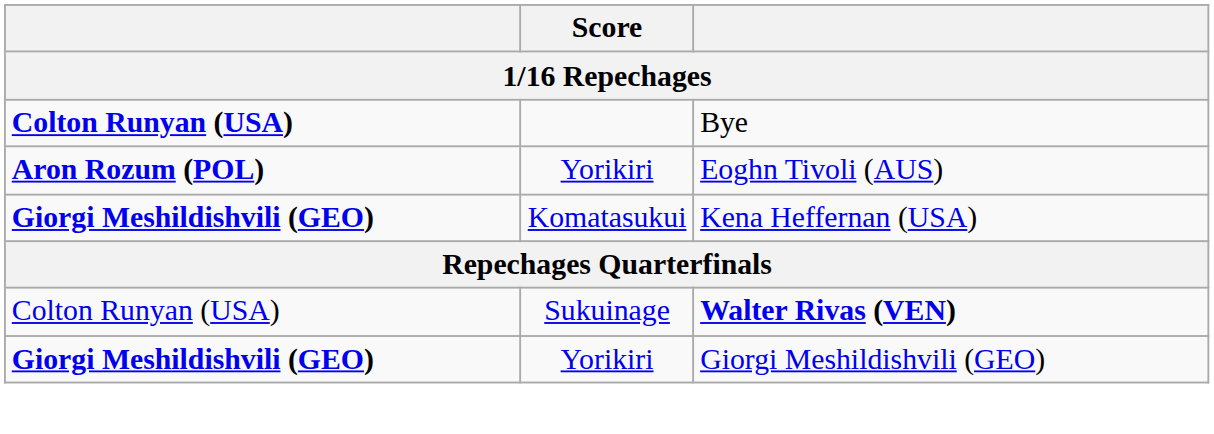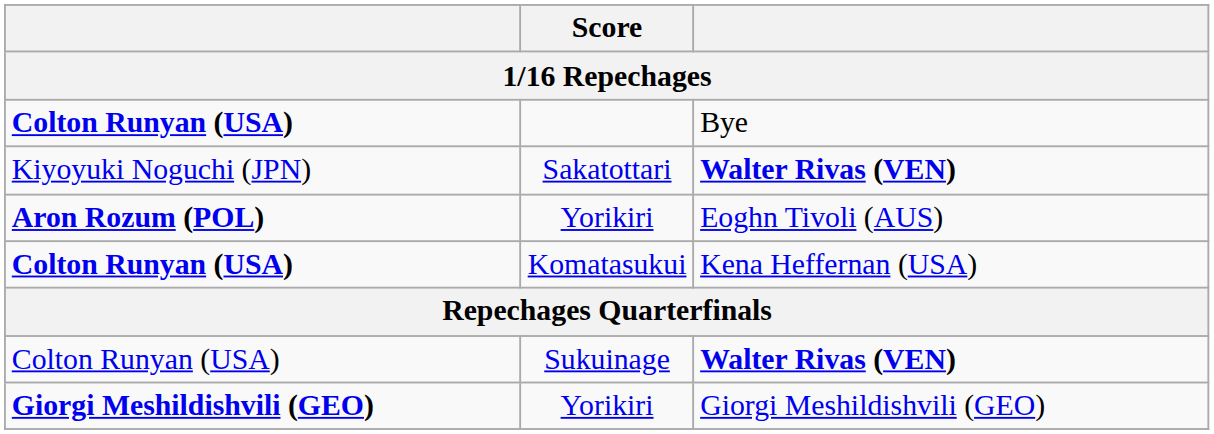+ row: (607, 169)
(193, 216) Giorgi Meshildishvili (GEO) -> (152, 264) Colton Runyan (USA)
